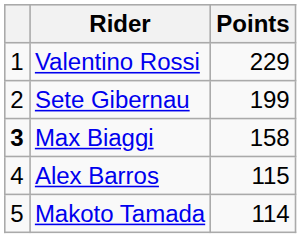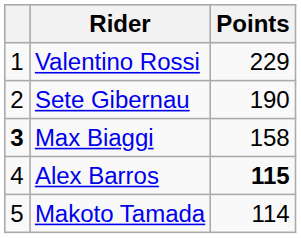(270, 100) 199 -> (270, 100) 190
(271, 176) normal -> (270, 176) bold
